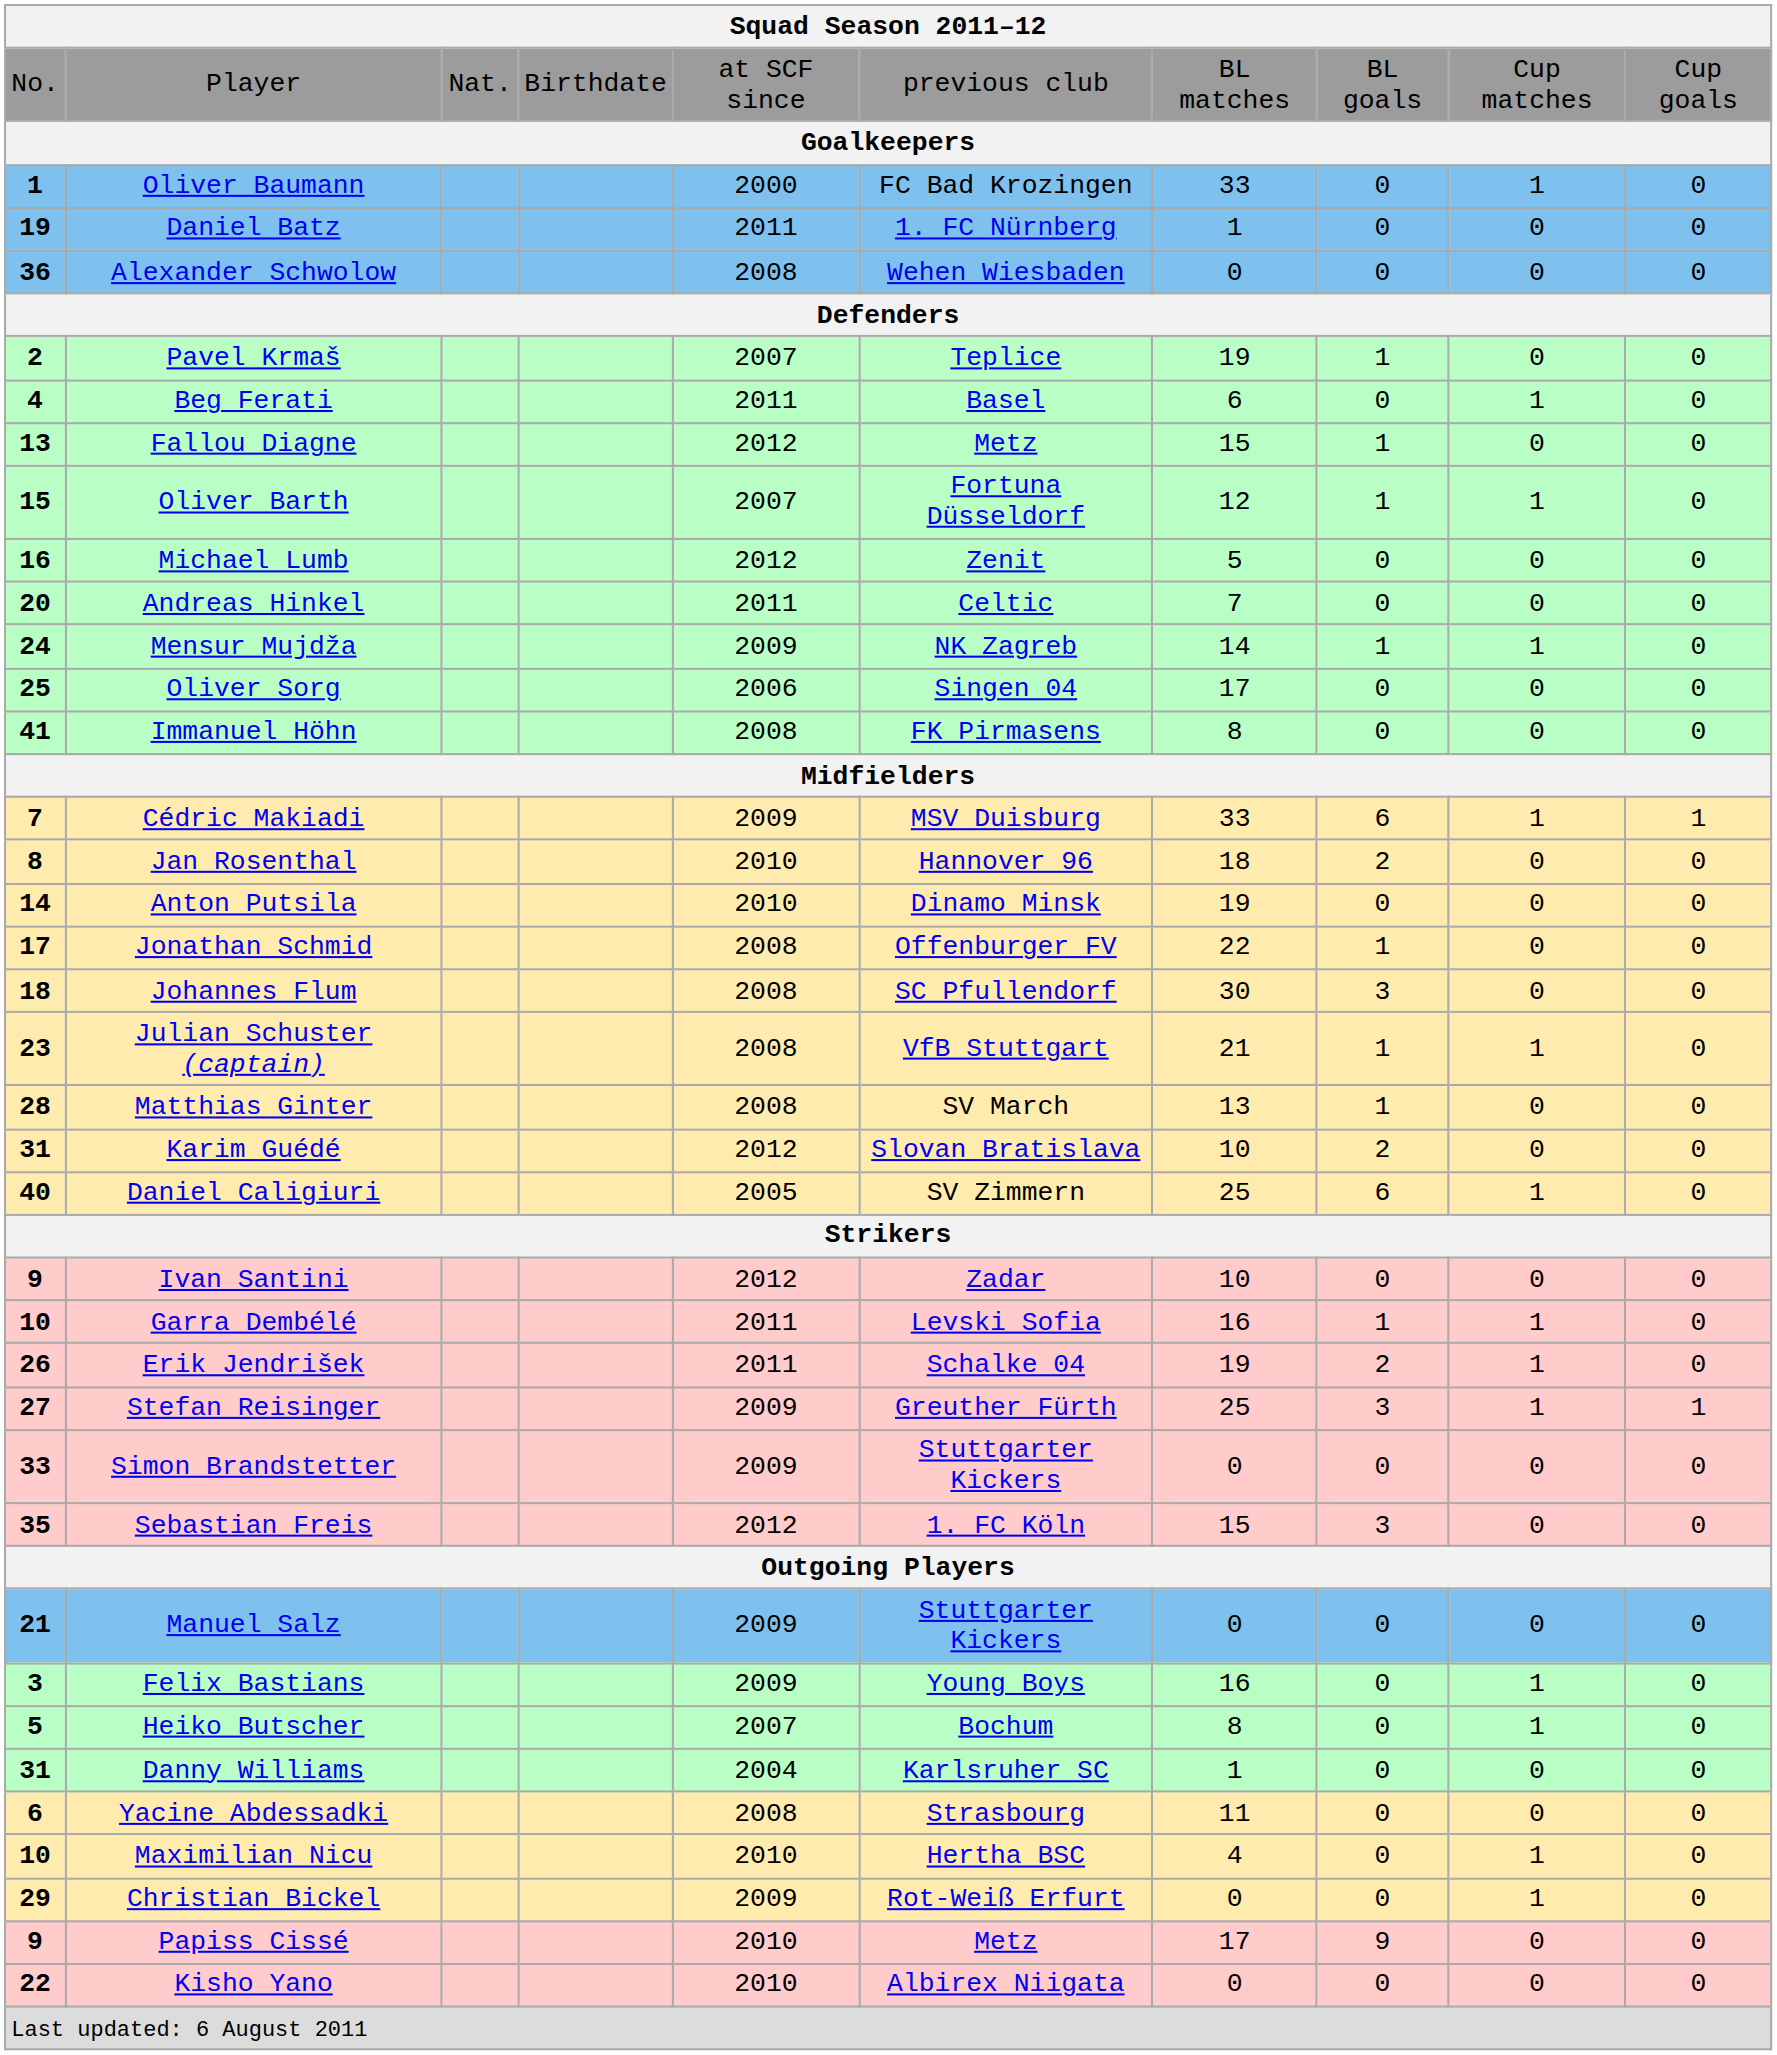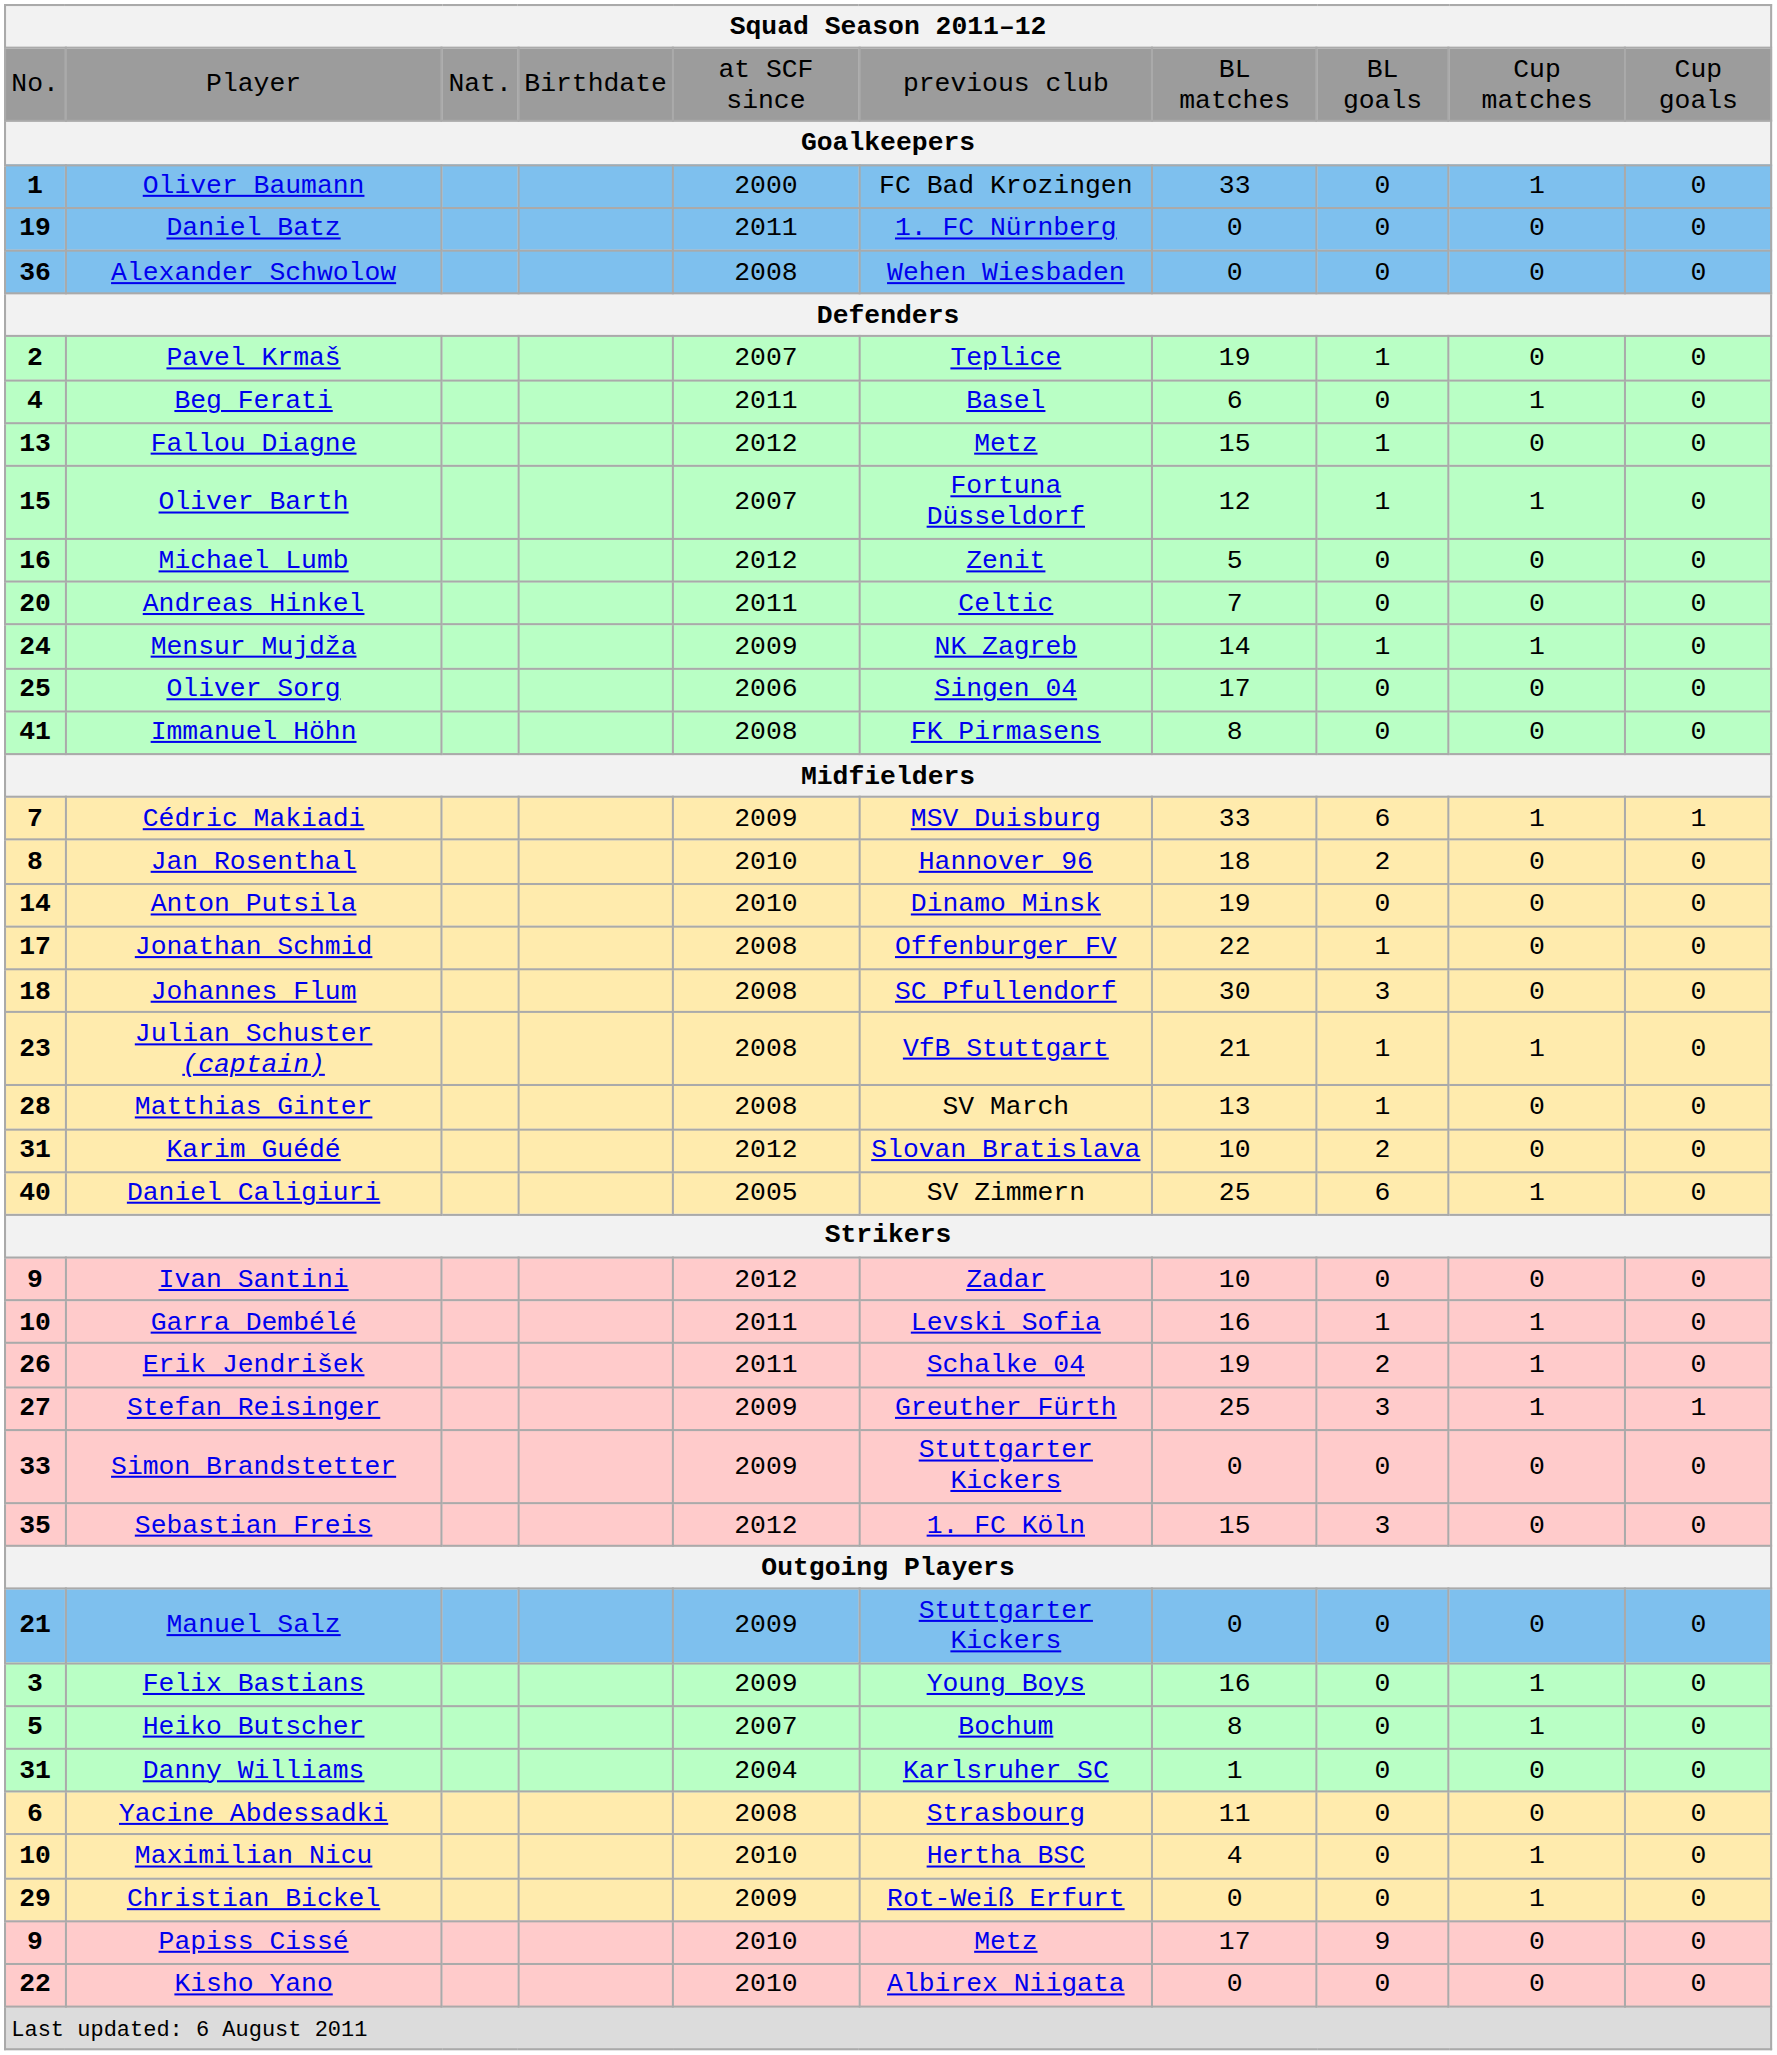(1235, 229) 1 -> (1235, 229) 0
